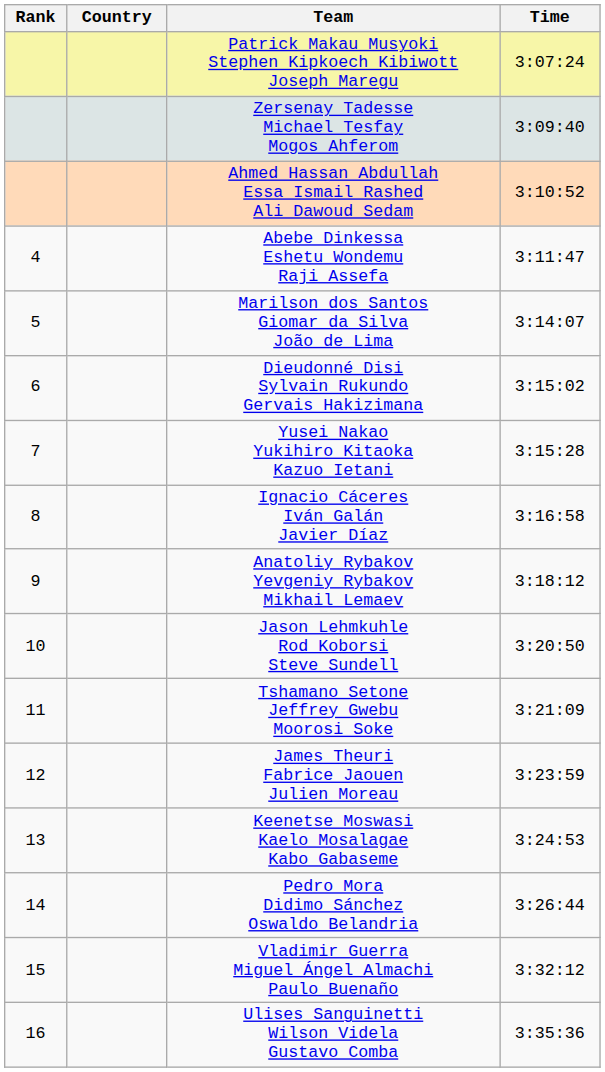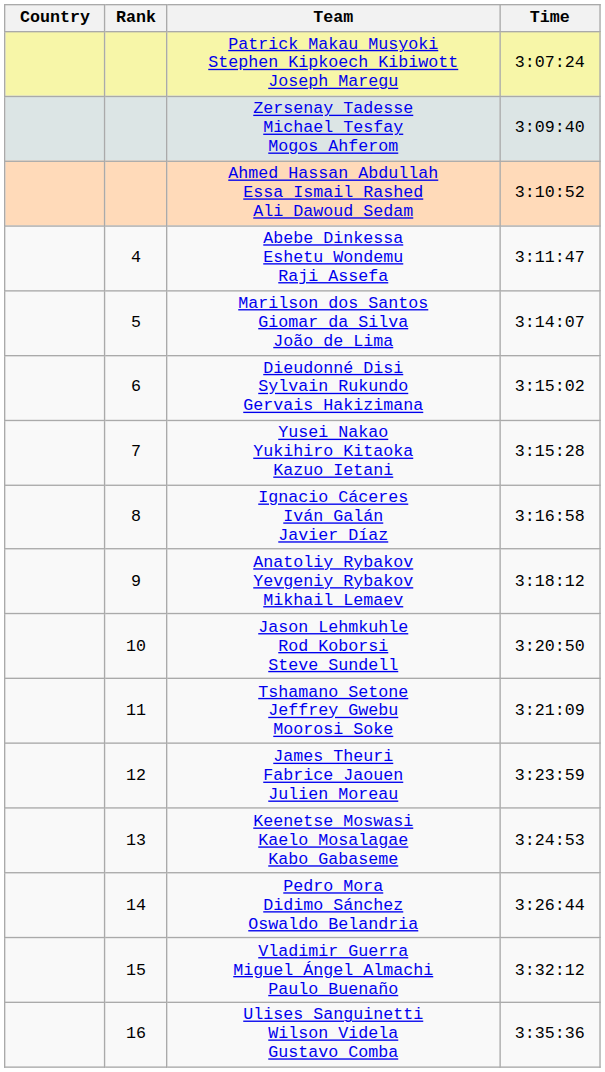columns swapped: (36, 18) <-> (117, 18)
